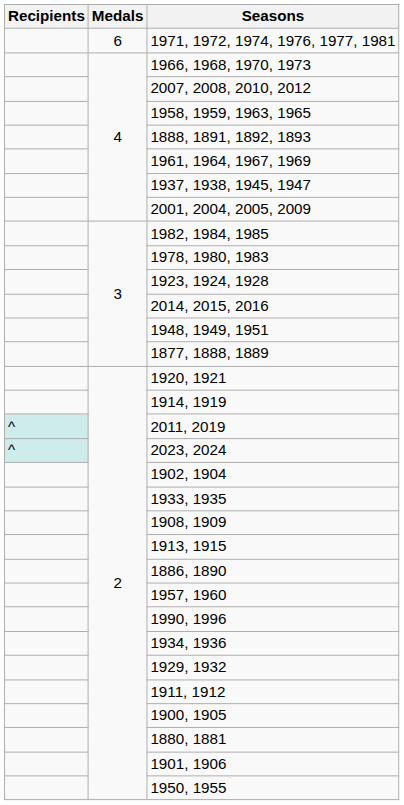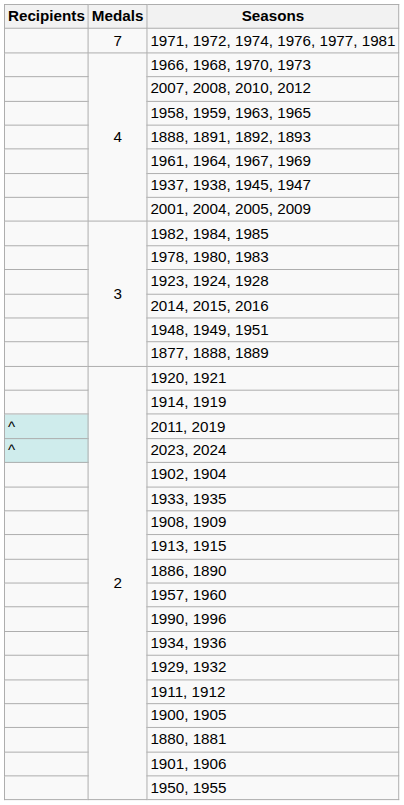(118, 40) 6 -> (118, 40) 7
